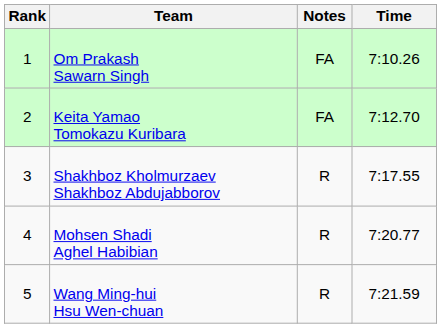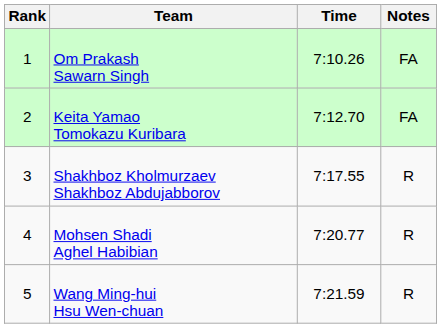columns swapped: (394, 16) <-> (325, 16)
